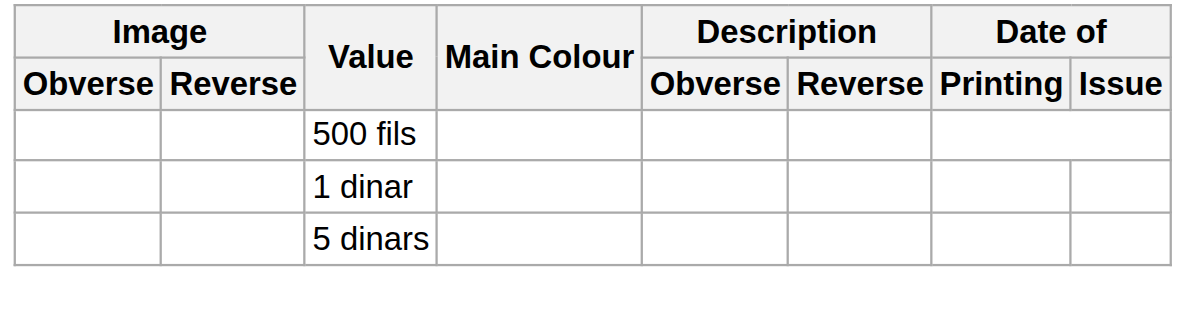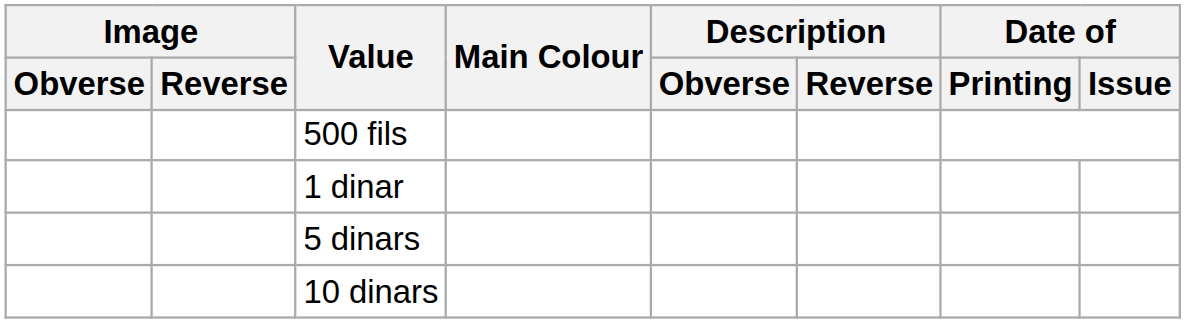+ row: (371, 290)
